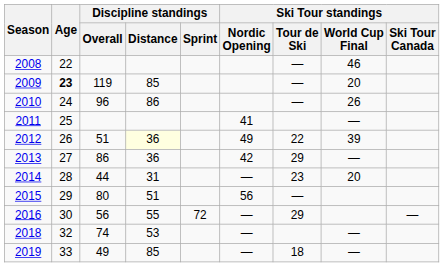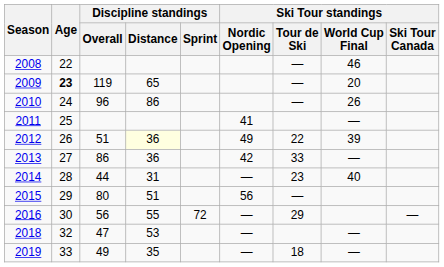(153, 83) 85 -> (153, 83) 65
(297, 158) 29 -> (297, 158) 33
(354, 177) 20 -> (354, 177) 40
(103, 233) 74 -> (103, 233) 47
(153, 252) 85 -> (153, 252) 35
